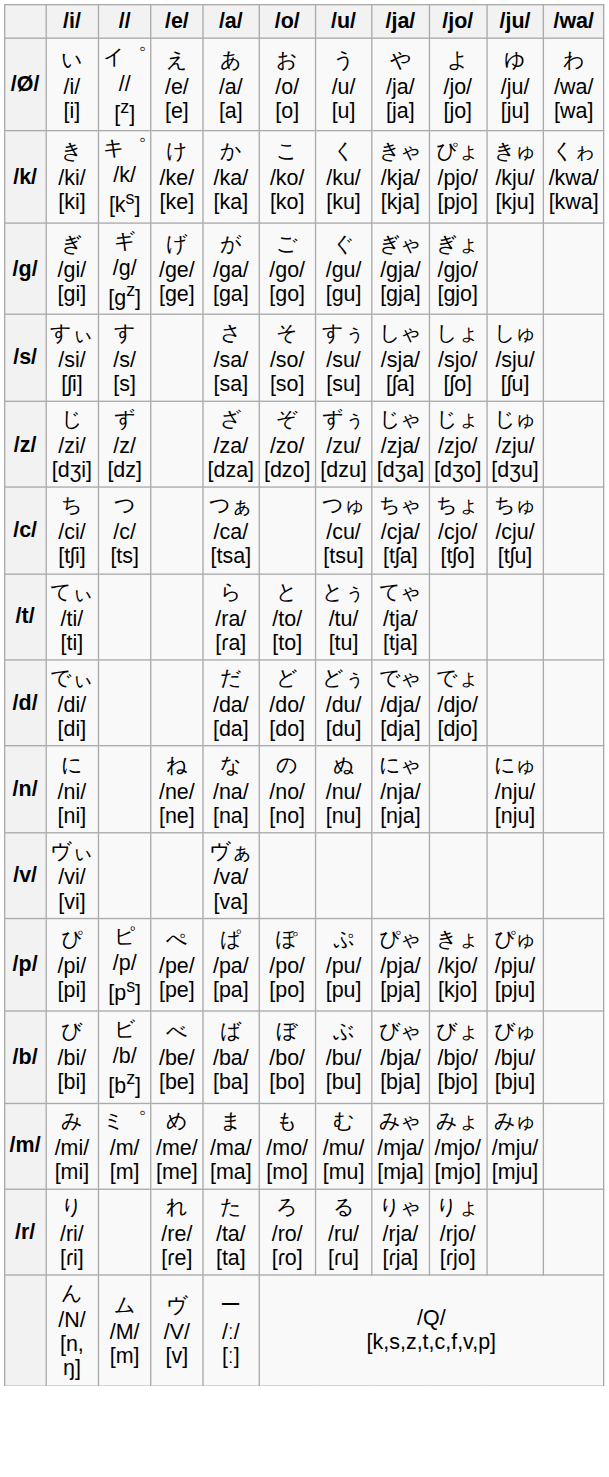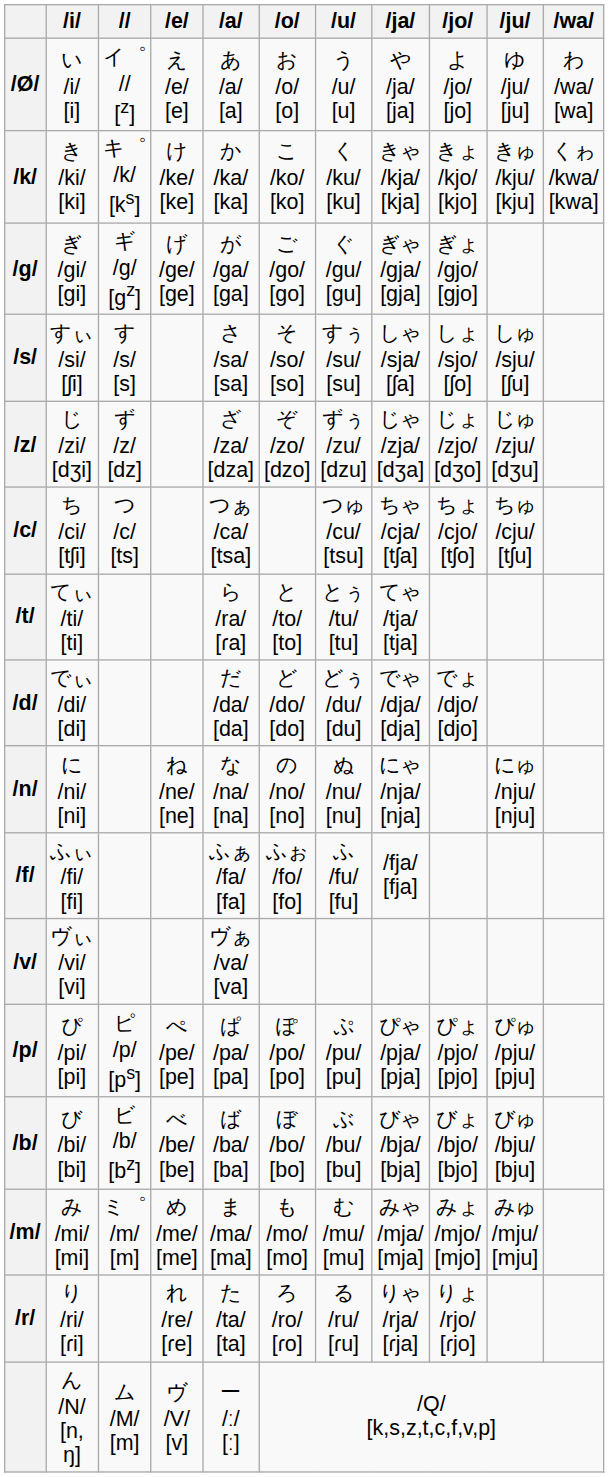(458, 177) ぴょ /pjo/ [pjo] -> (458, 177) きょ /kjo/ [kjo]
+ row: (72, 876)
(458, 965) きょ /kjo/ [kjo] -> (458, 1051) ぴょ /pjo/ [pjo]
